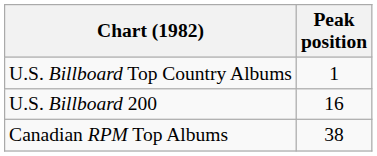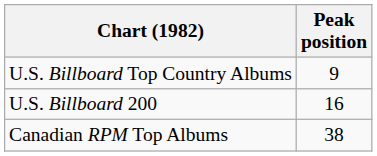(334, 72) 1 -> (334, 72) 9
